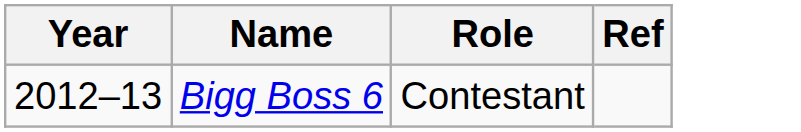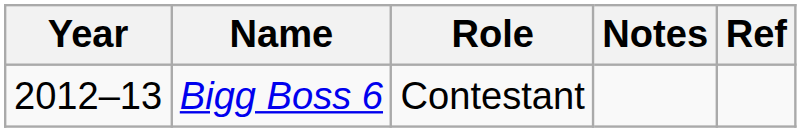+ column: (655, 34)
